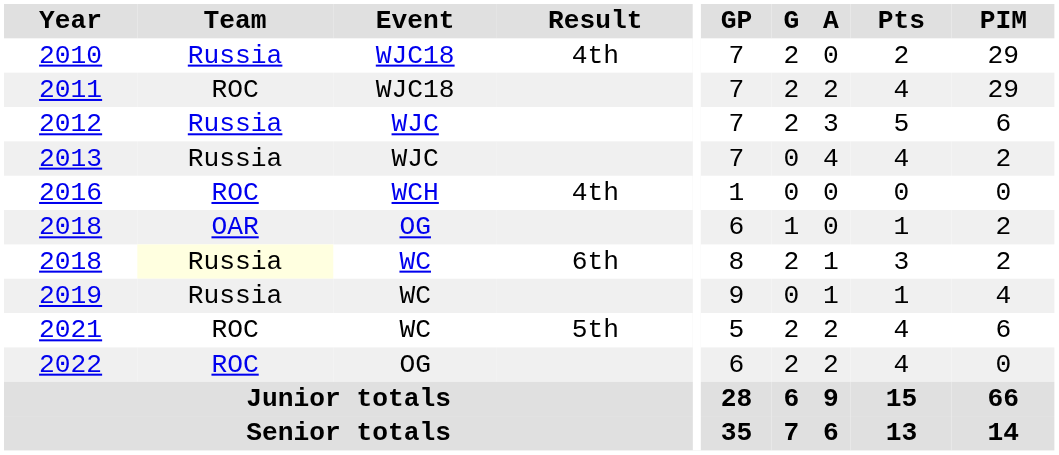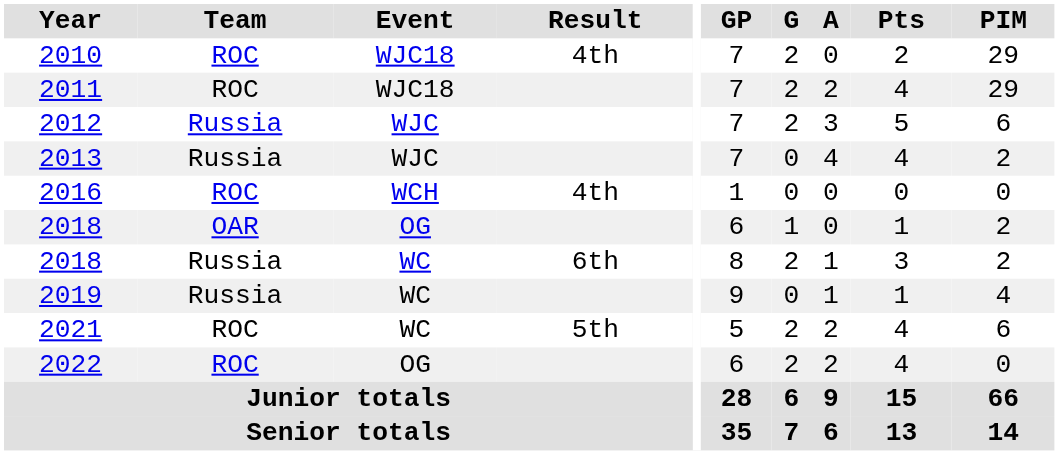(235, 56) Russia -> (235, 56) ROC
(235, 262) lightyellow background -> (235, 262) no background
